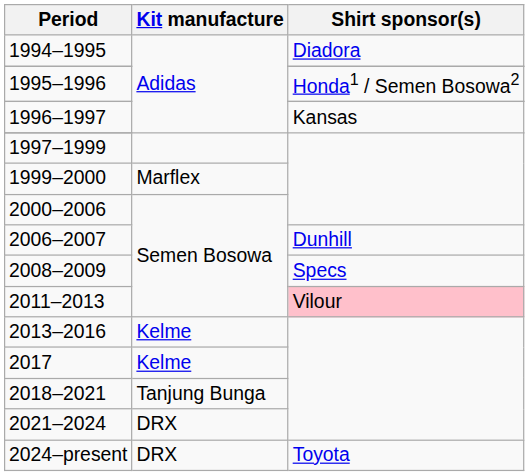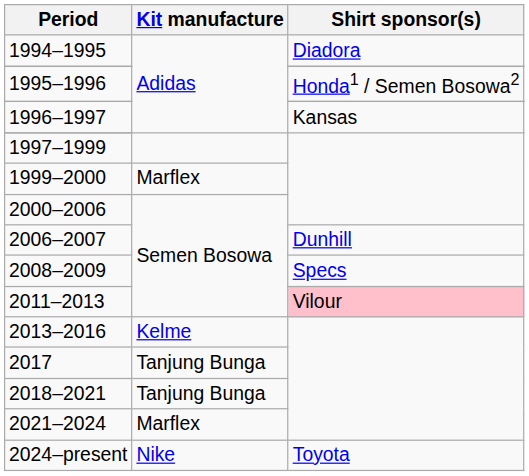(164, 362) Kelme -> (201, 362) Tanjung Bunga
(157, 424) DRX -> (168, 424) Marflex
(157, 454) DRX -> (156, 454) Nike
